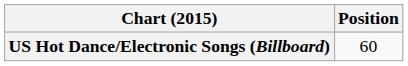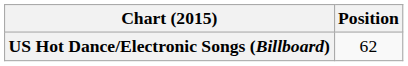(368, 46) 60 -> (368, 46) 62
